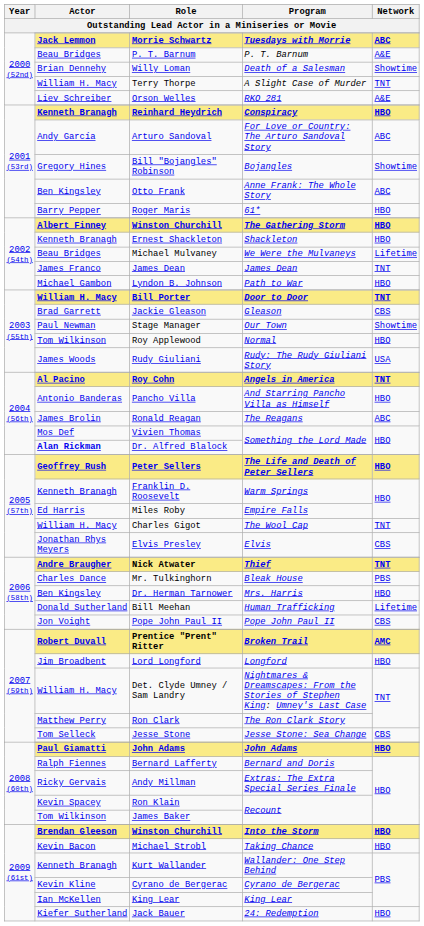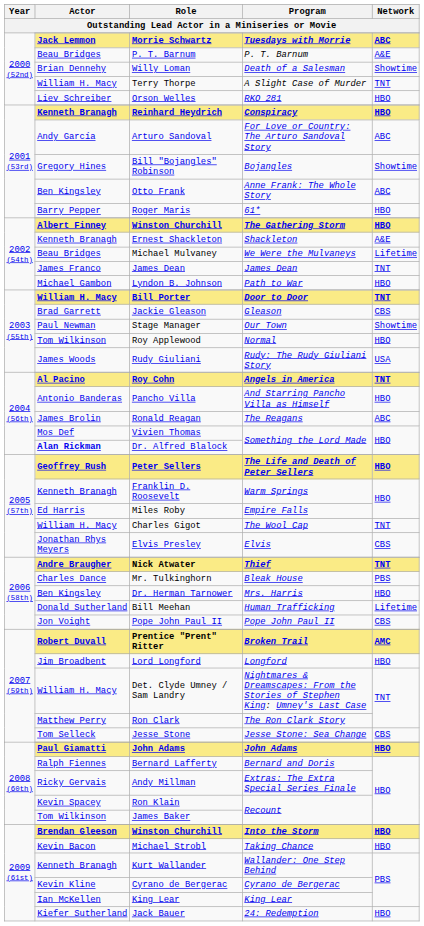(383, 98) A&E -> (383, 98) HBO
(383, 240) HBO -> (383, 240) A&E
